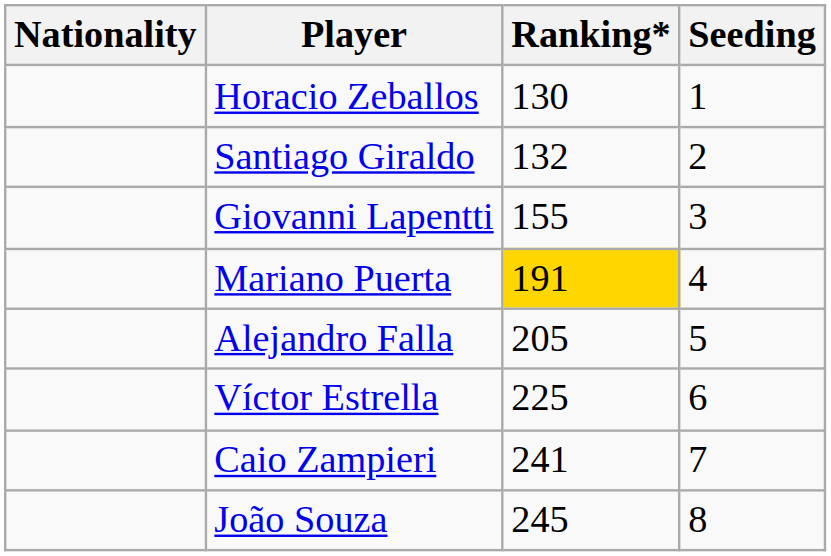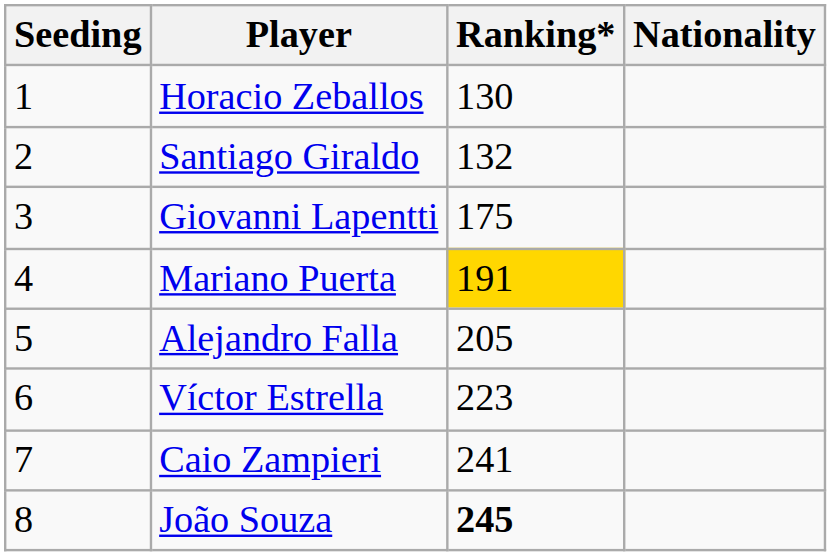columns swapped: (105, 34) <-> (752, 34)
(540, 216) 155 -> (485, 216) 175
(540, 398) 225 -> (485, 398) 223
(540, 519) normal -> (485, 519) bold
